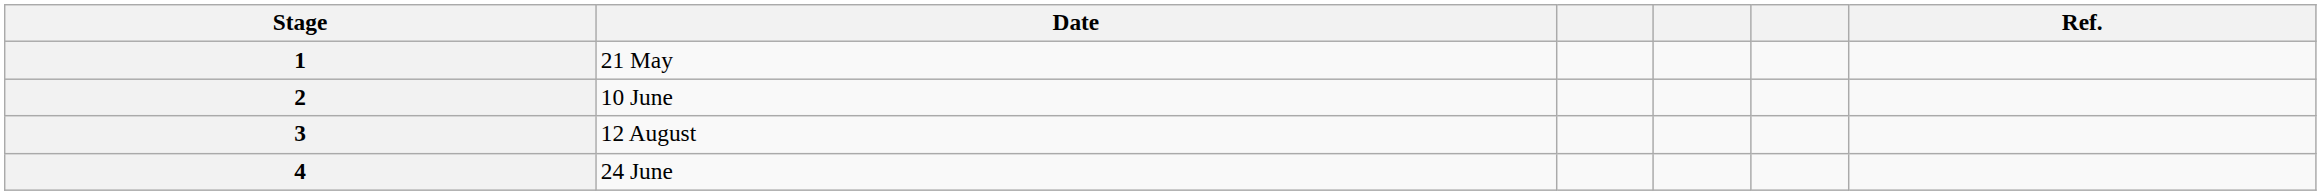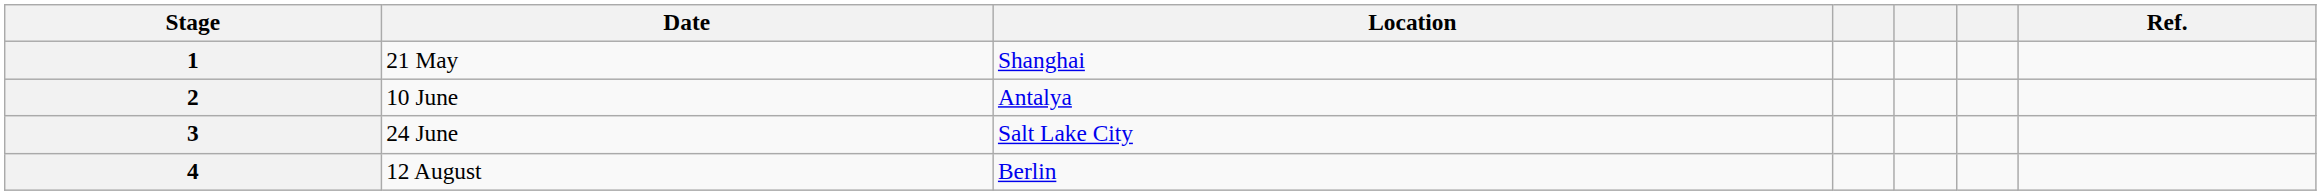+ column: (1412, 23)
(648, 134) 12 August -> (422, 134) 24 June
(637, 171) 24 June -> (434, 171) 12 August
